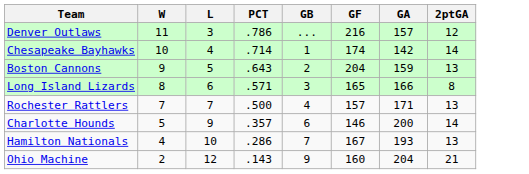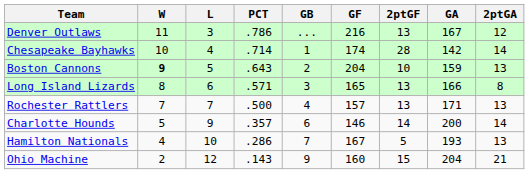+ column: (403, 14)
(403, 32) 157 -> (452, 32) 167
(162, 68) normal -> (162, 68) bold
